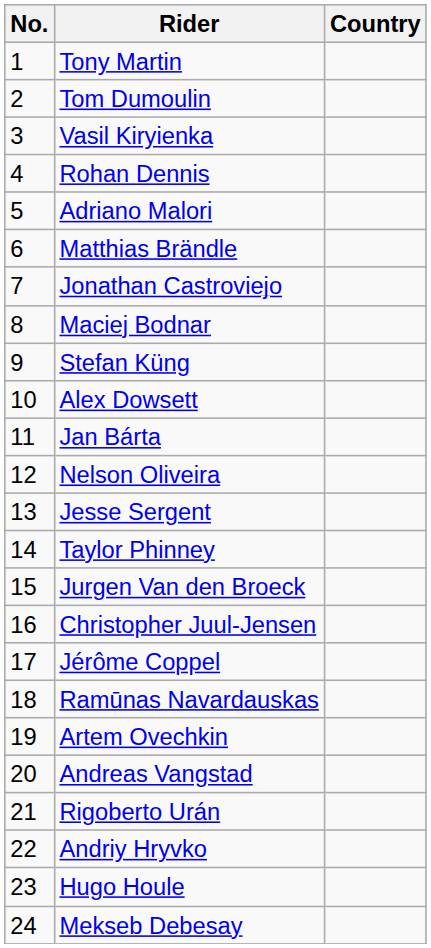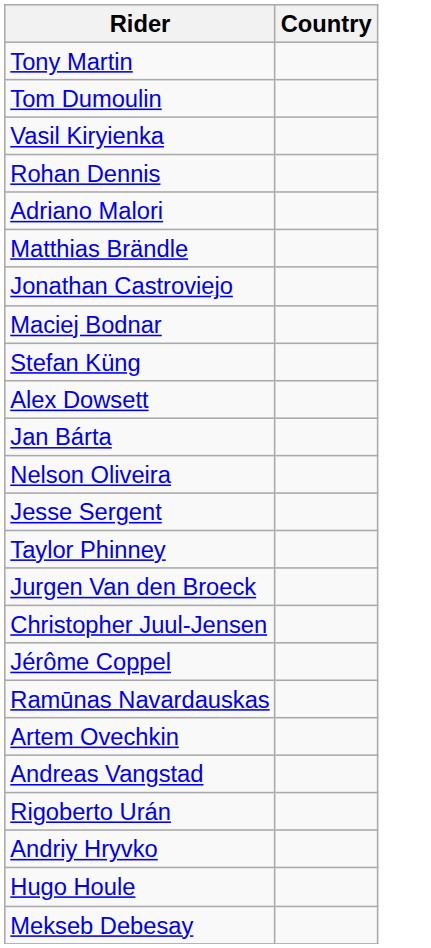- column: (29, 24)
